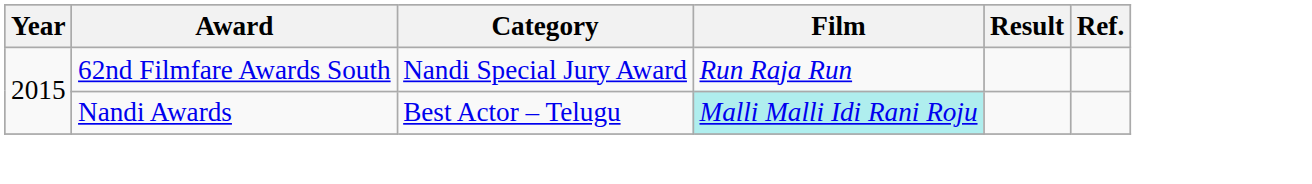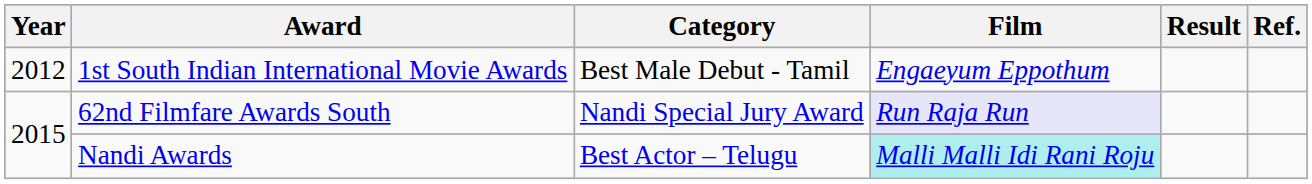+ row: (323, 69)
(776, 69) no background -> (953, 112) lavender background
